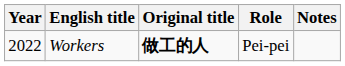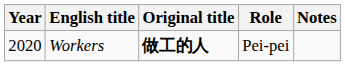(25, 45) 2022 -> (25, 45) 2020
